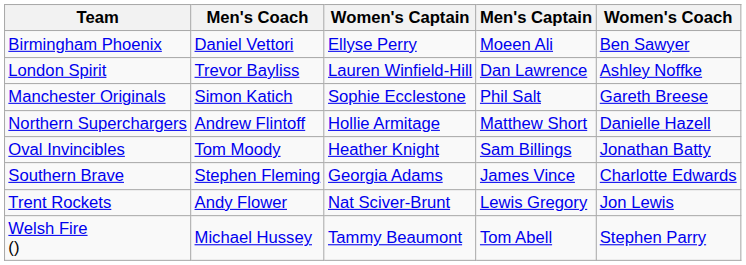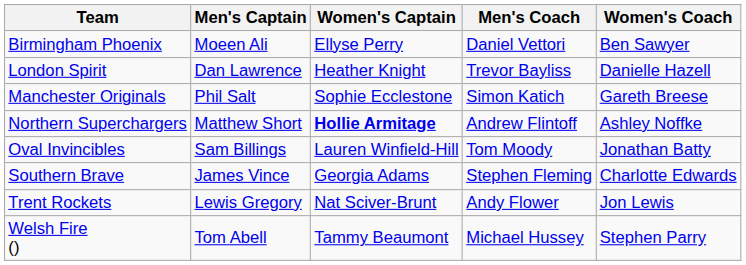columns swapped: (536, 17) <-> (257, 17)
(400, 70) Lauren Winfield-Hill -> (370, 70) Heather Knight
(651, 70) Ashley Noffke -> (655, 70) Danielle Hazell
(384, 123) normal -> (375, 123) bold
(655, 123) Danielle Hazell -> (651, 123) Ashley Noffke
(384, 149) Heather Knight -> (386, 149) Lauren Winfield-Hill
